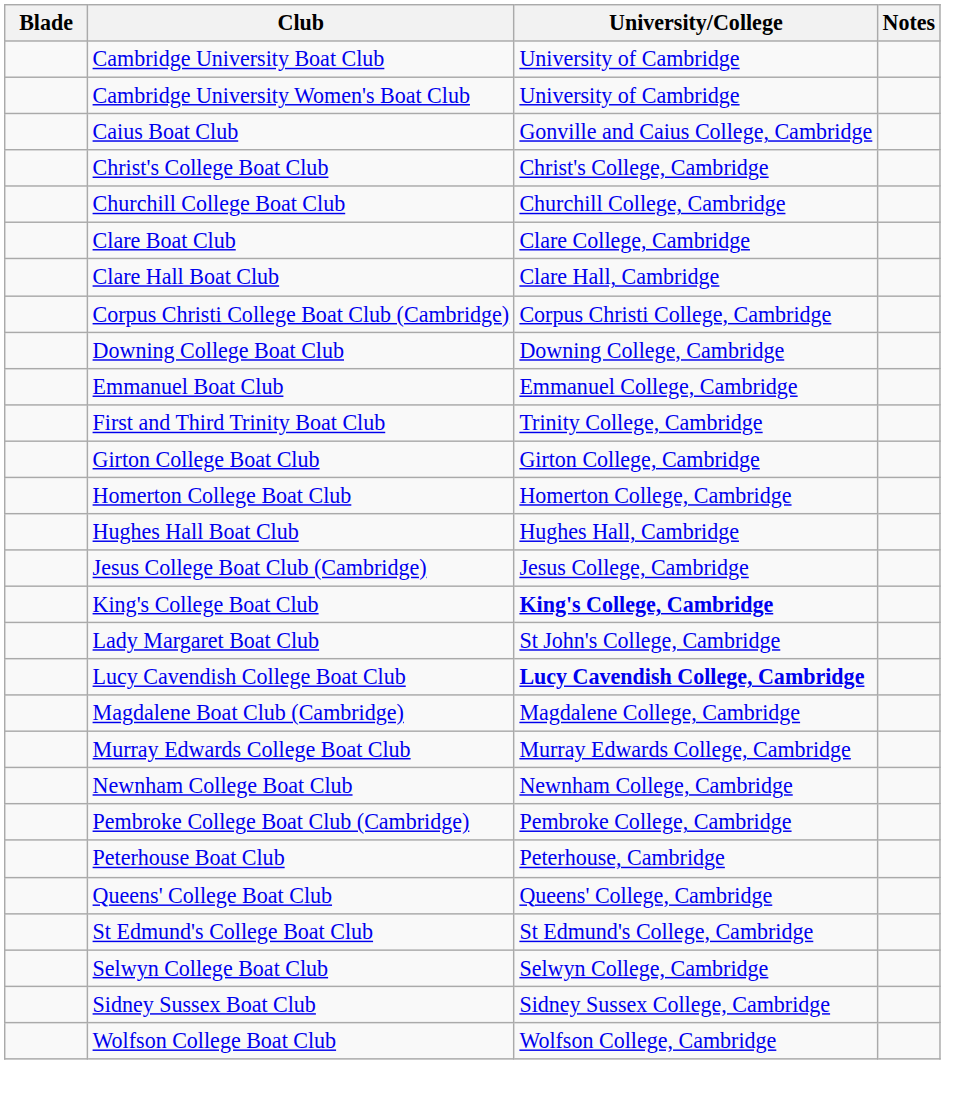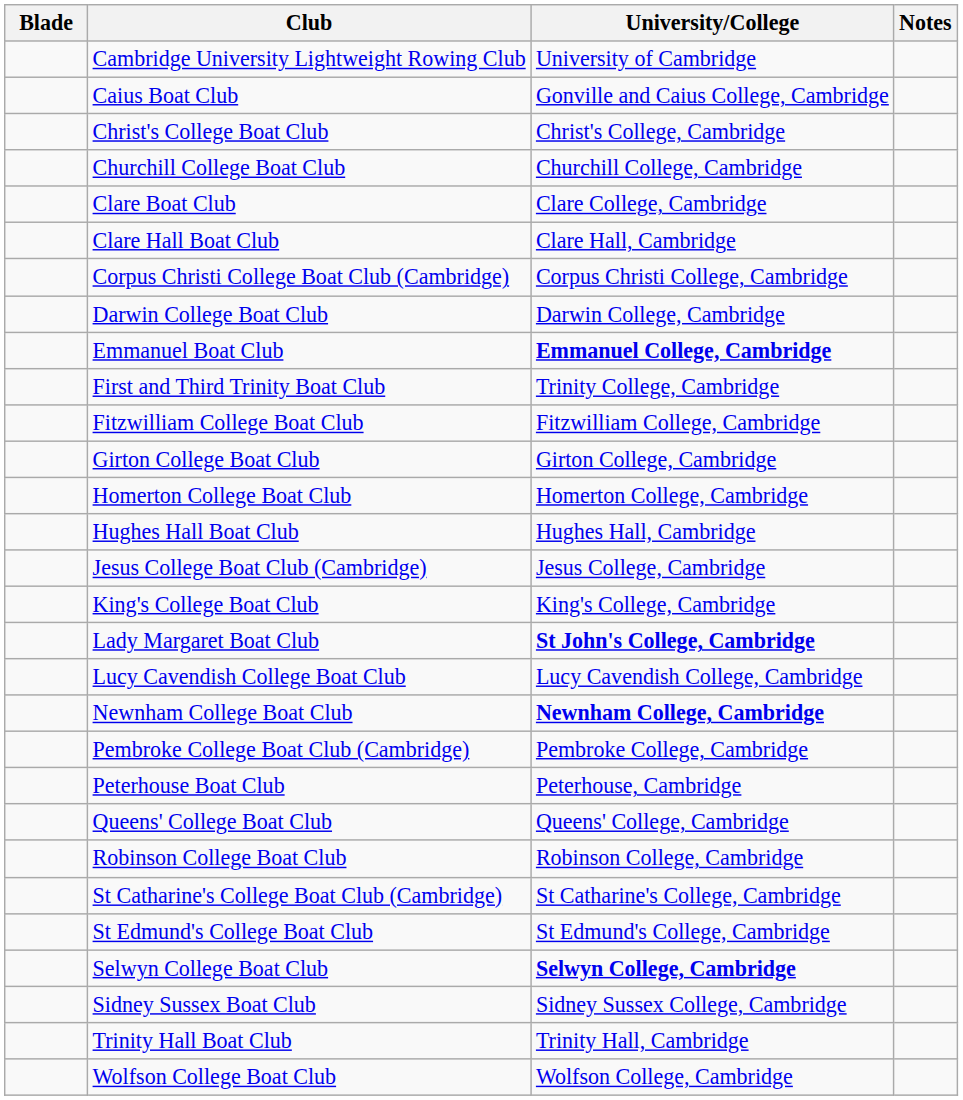- row: (238, 59)
- row: (281, 95)
+ row: (309, 59)
+ row: (210, 313)
- row: (218, 349)
(659, 386) normal -> (684, 349) bold
+ row: (228, 422)
(646, 604) bold -> (656, 604) normal
(650, 640) normal -> (675, 640) bold
(692, 676) bold -> (699, 676) normal
- row: (248, 713)
- row: (252, 749)
(656, 786) normal -> (680, 713) bold
+ row: (220, 858)
+ row: (297, 895)
(644, 967) normal -> (666, 967) bold
+ row: (192, 1040)
